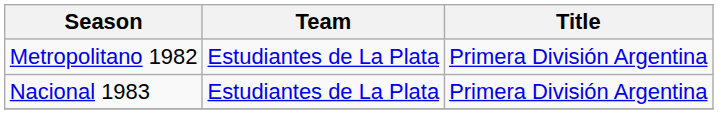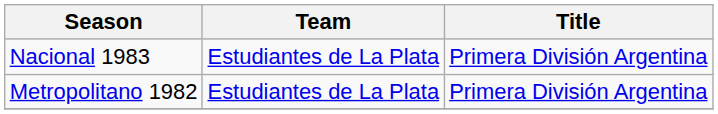rows swapped: (104, 56) <-> (80, 91)
